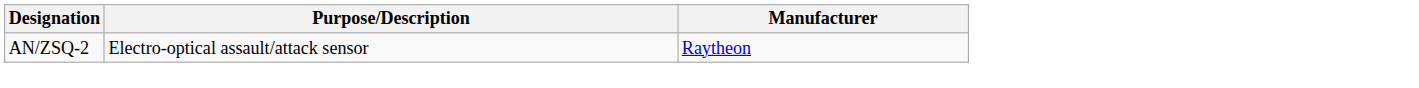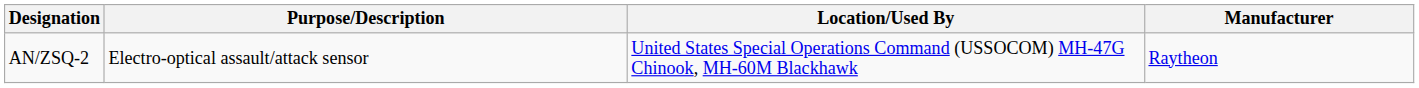+ column: (886, 18)
